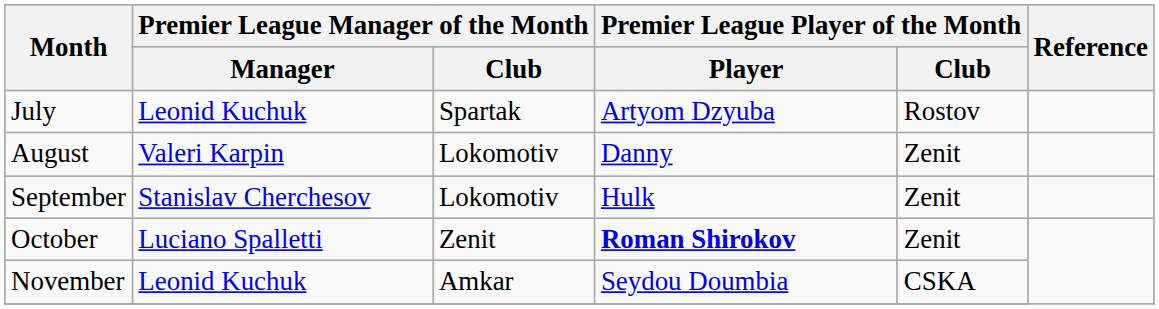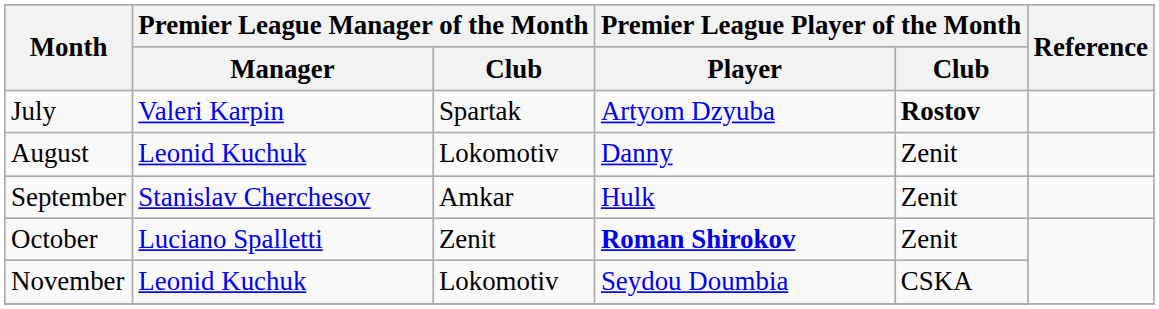(222, 111) Leonid Kuchuk -> (211, 111) Valeri Karpin
(942, 111) normal -> (940, 111) bold
(211, 153) Valeri Karpin -> (222, 153) Leonid Kuchuk
(499, 196) Lokomotiv -> (476, 196) Amkar
(476, 281) Amkar -> (499, 281) Lokomotiv
